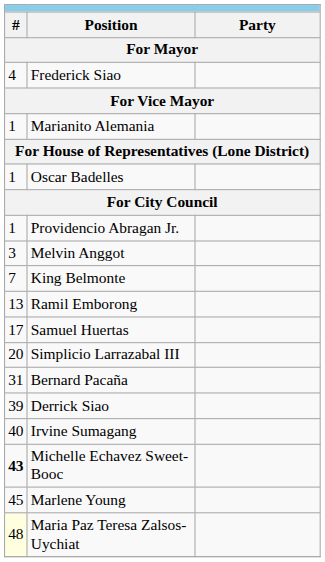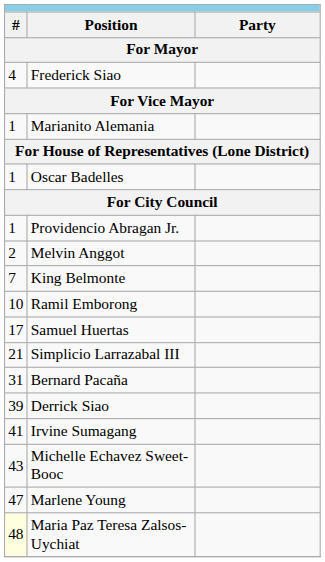(12, 253) 3 -> (12, 253) 2
(16, 304) 13 -> (16, 304) 10
(16, 355) 20 -> (16, 355) 21
(16, 431) 40 -> (16, 431) 41
(16, 465) bold -> (16, 465) normal
(16, 500) 45 -> (16, 500) 47
